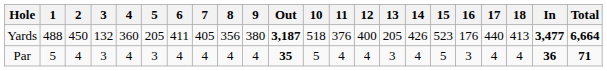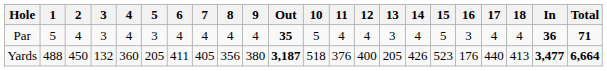rows swapped: (22, 35) <-> (22, 55)
